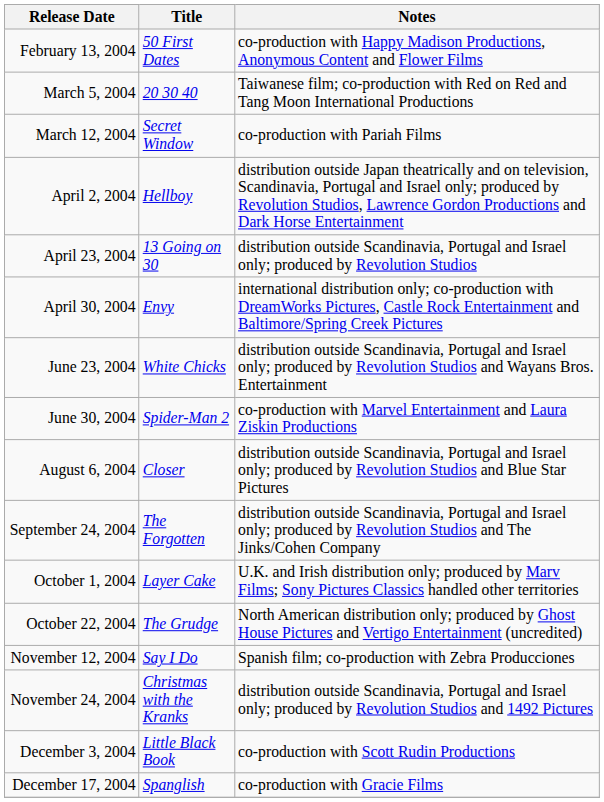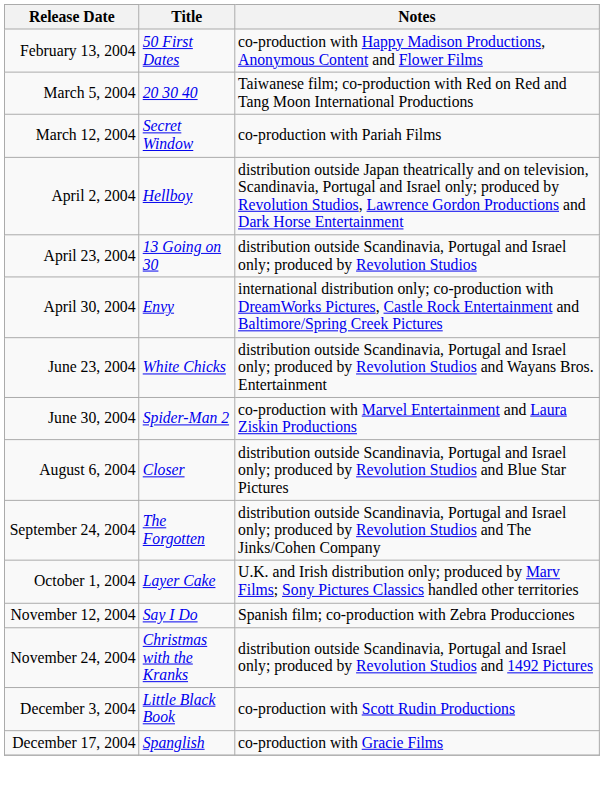- row: (81, 624)
